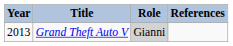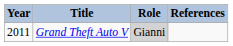(19, 32) 2013 -> (19, 32) 2011
